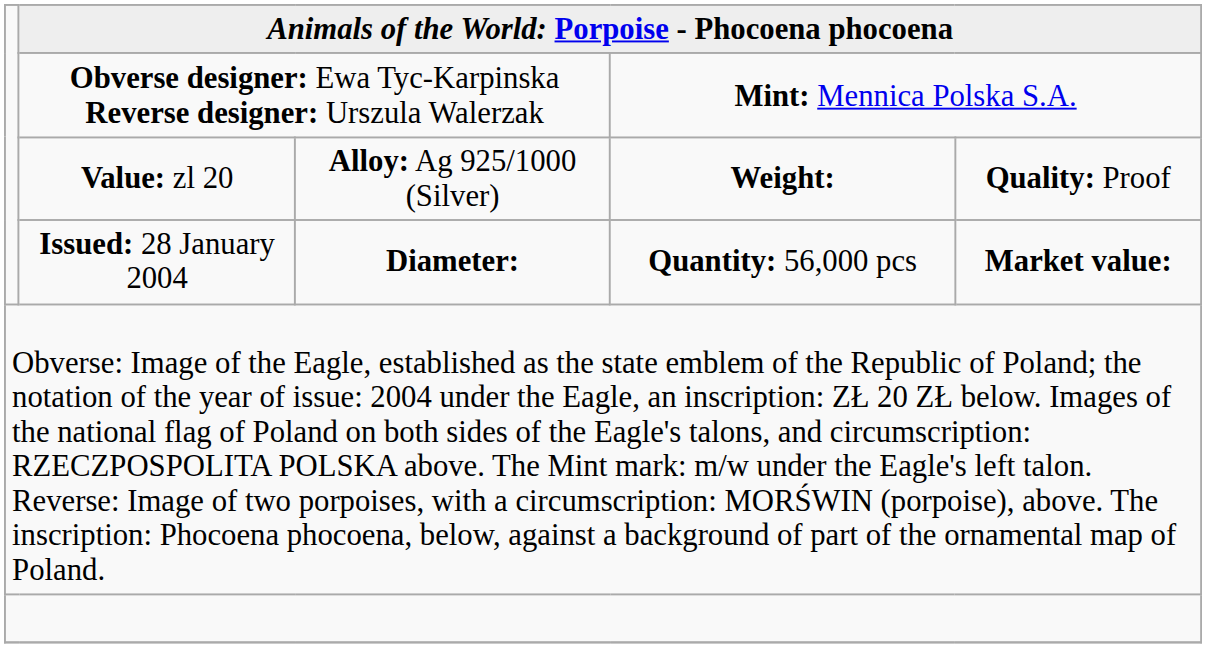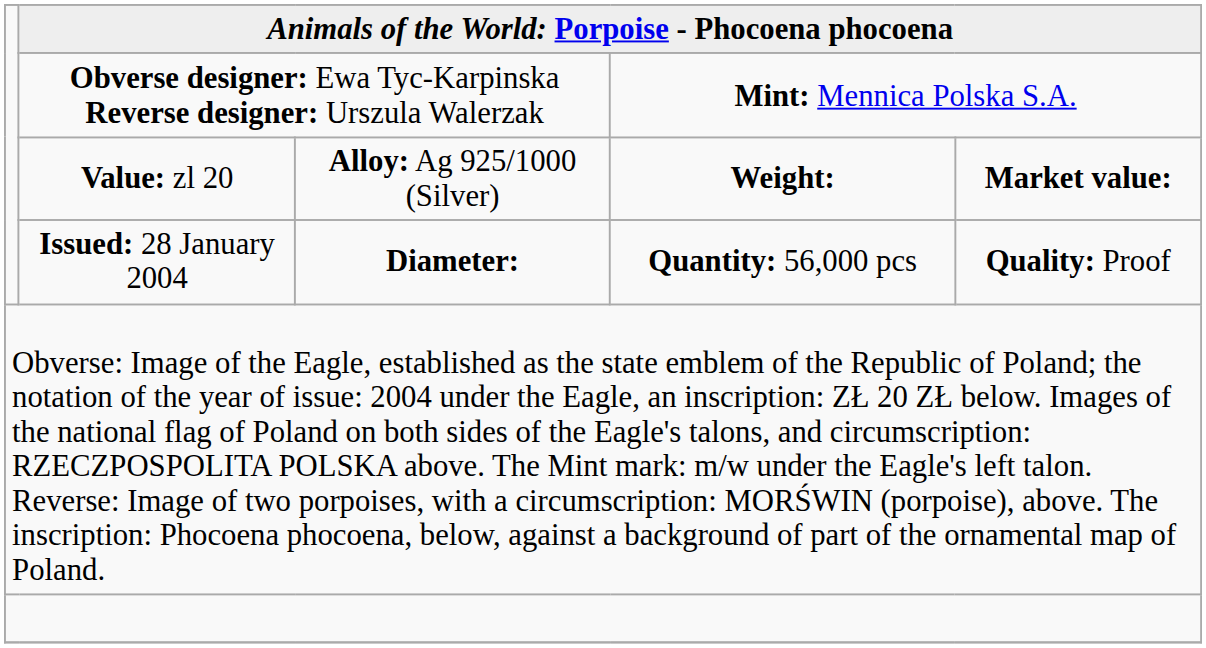(1078, 178) Quality: Proof -> (1078, 178) Market value:
(1078, 261) Market value: -> (1078, 261) Quality: Proof
